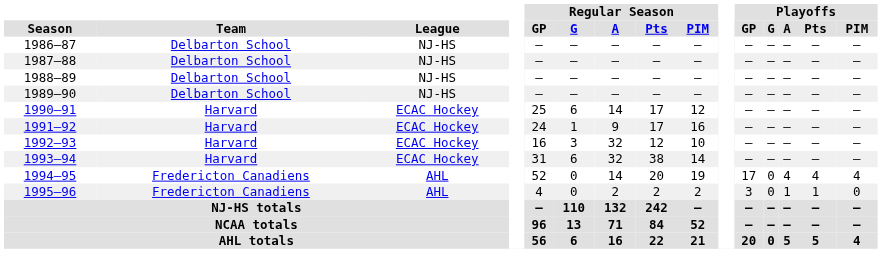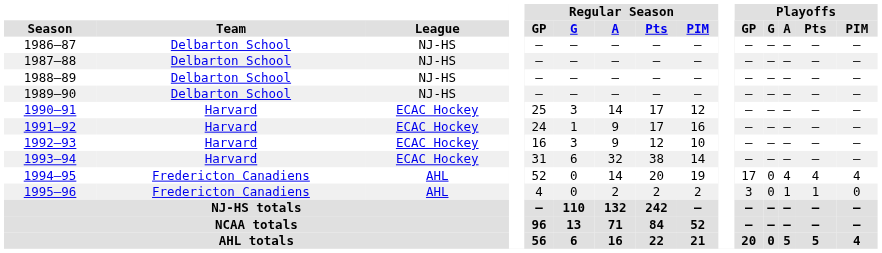(574, 110) 6 -> (574, 110) 3
(615, 143) 32 -> (615, 143) 9
